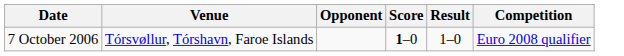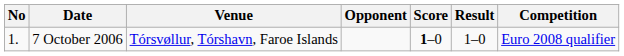+ column: (17, 16)
